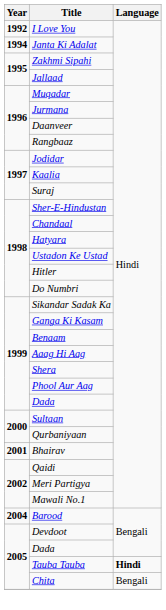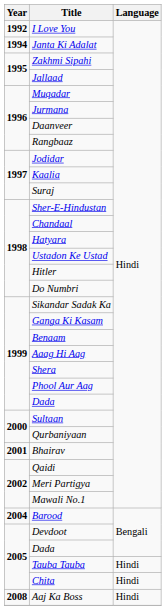(128, 564) bold -> (127, 564) normal
(132, 581) Bengali -> (127, 581) Hindi
+ row: (17, 597)
